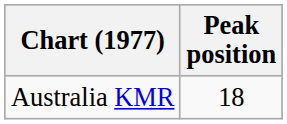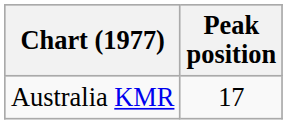(231, 97) 18 -> (231, 97) 17
